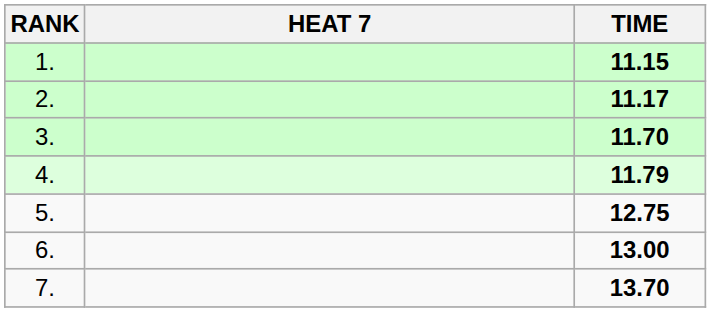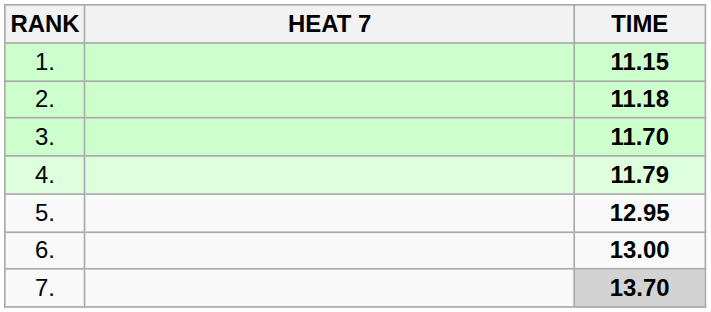(640, 100) 11.17 -> (640, 100) 11.18
(640, 213) 12.75 -> (640, 213) 12.95
(640, 288) no background -> (640, 288) lightgrey background
